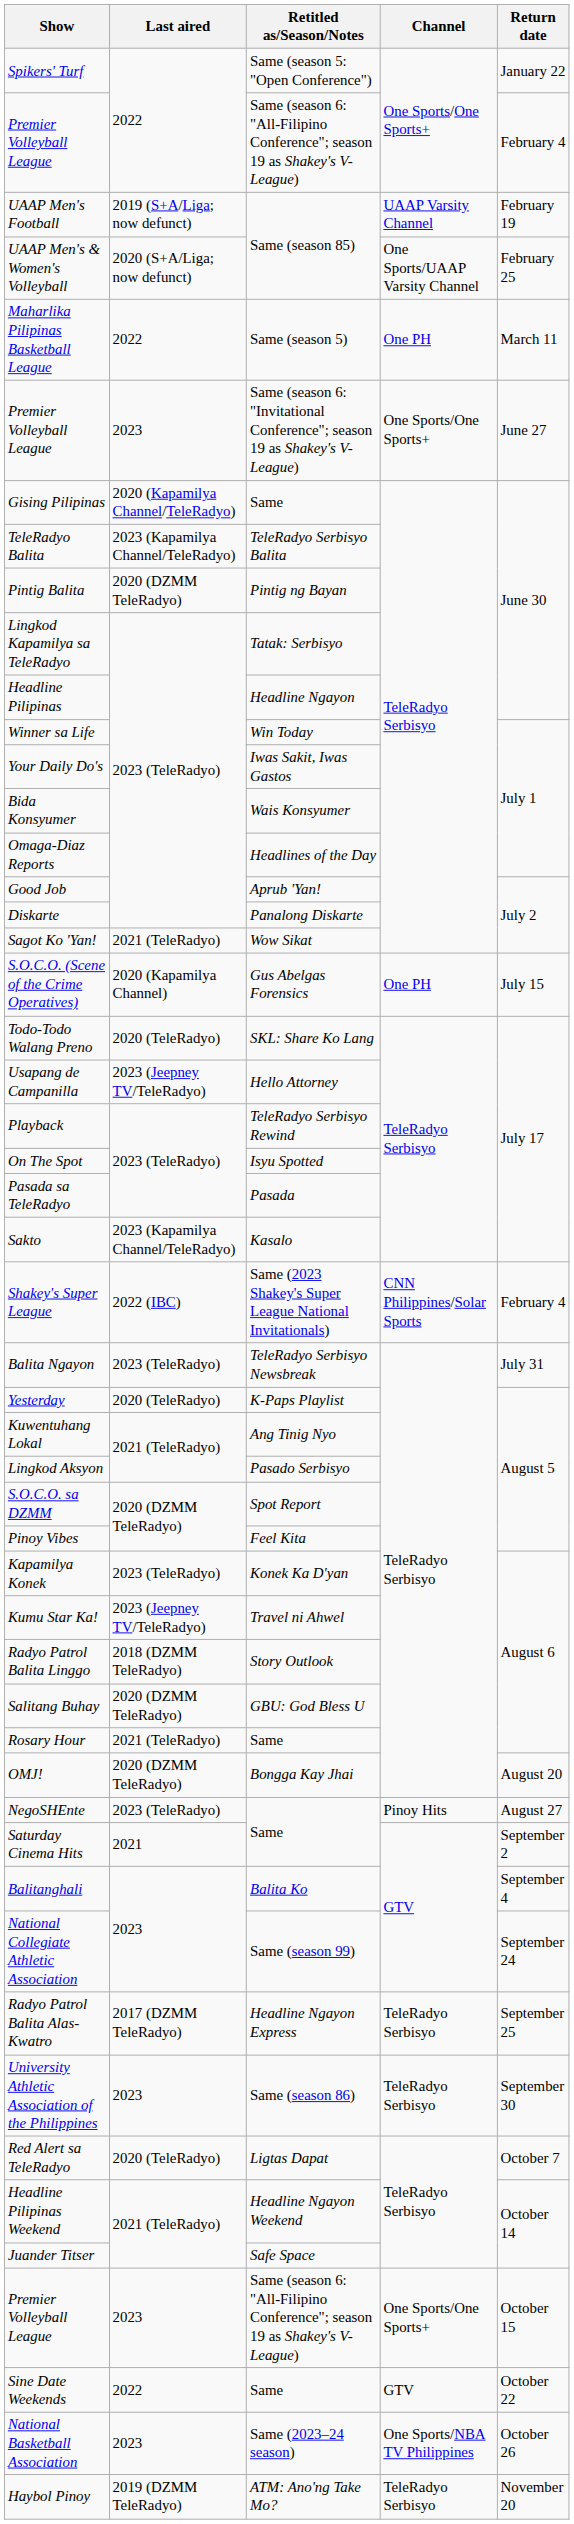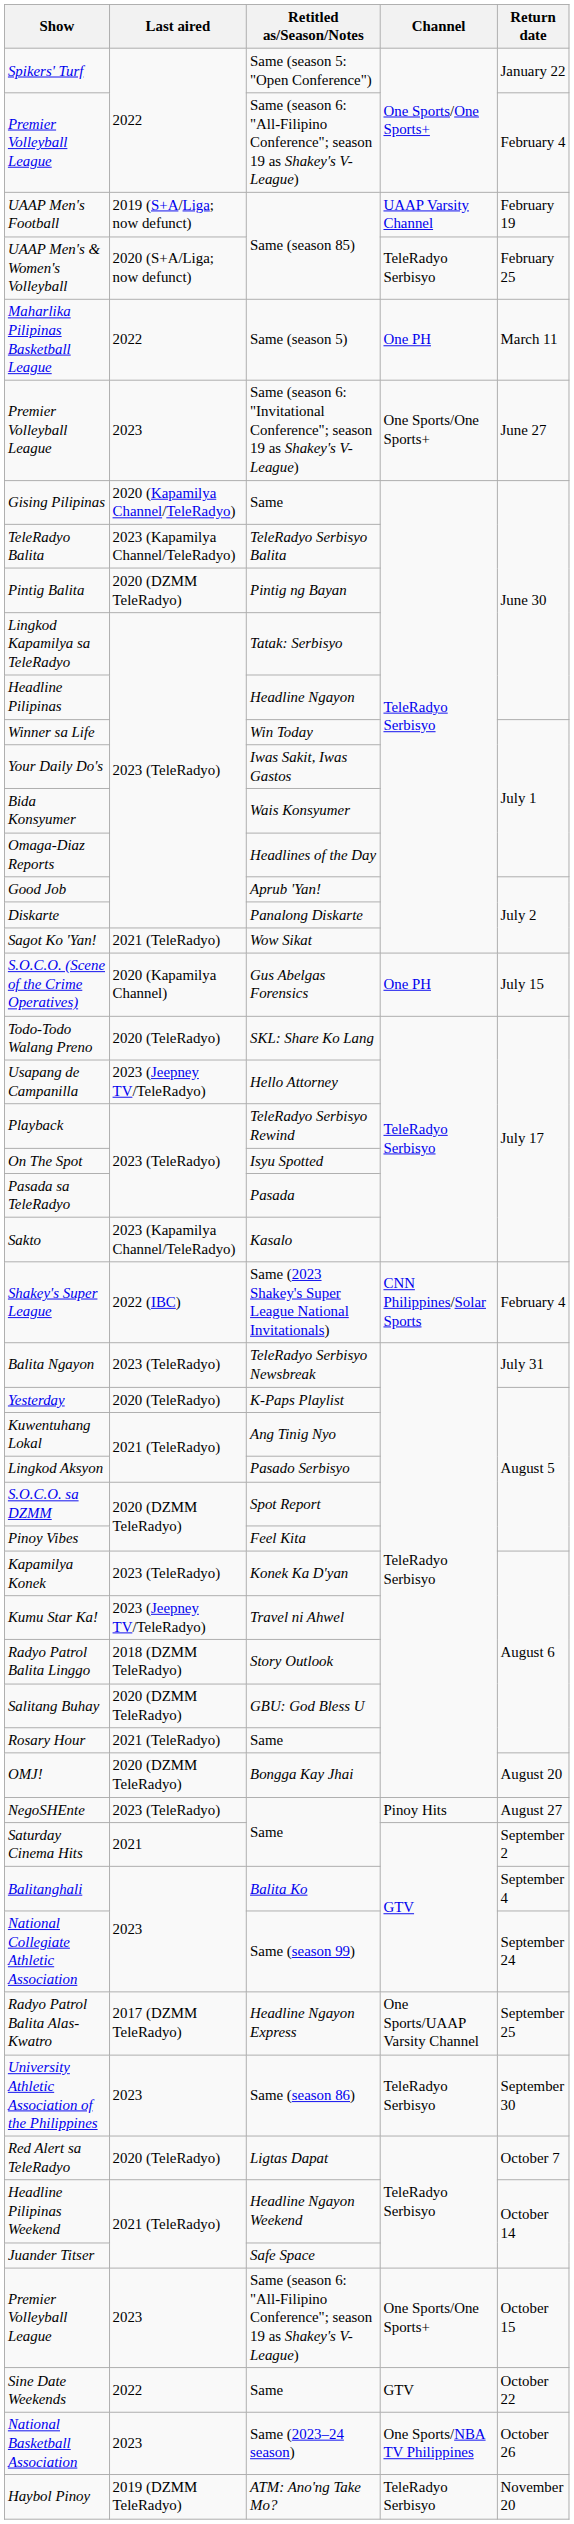(431, 267) One Sports/UAAP Varsity Channel -> (416, 267) TeleRadyo Serbisyo
(416, 2023) TeleRadyo Serbisyo -> (431, 2023) One Sports/UAAP Varsity Channel
